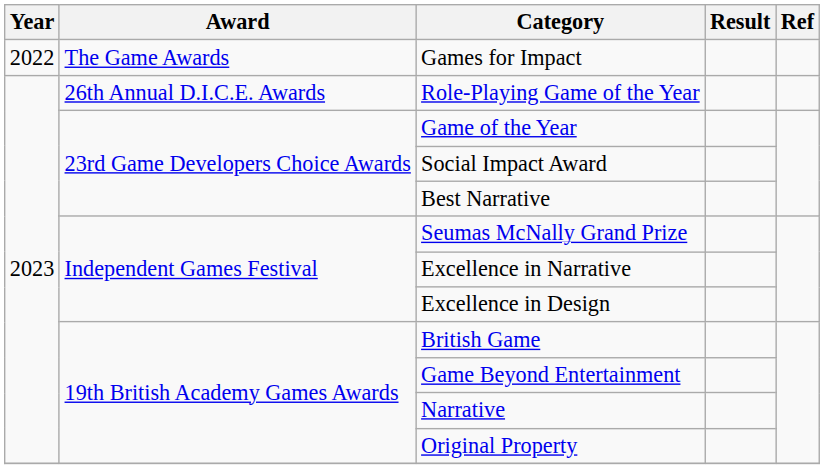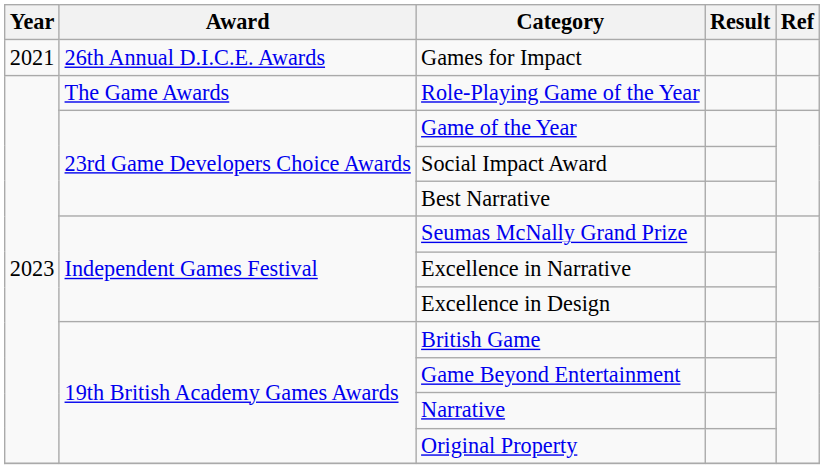(32, 57) 2022 -> (32, 57) 2021
(147, 57) The Game Awards -> (195, 57) 26th Annual D.I.C.E. Awards
(195, 92) 26th Annual D.I.C.E. Awards -> (147, 92) The Game Awards
